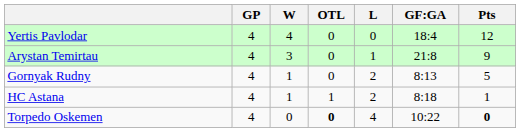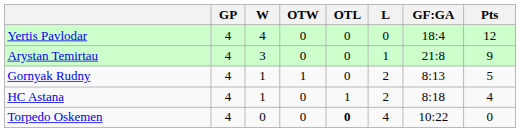+ column: (303, 14)
(487, 96) 1 -> (490, 96) 4
(487, 117) bold -> (490, 117) normal
